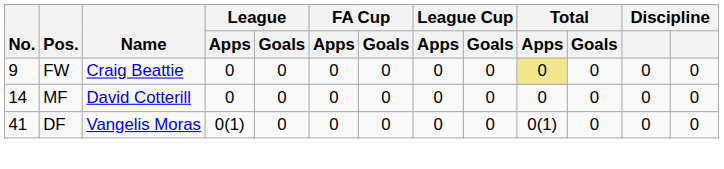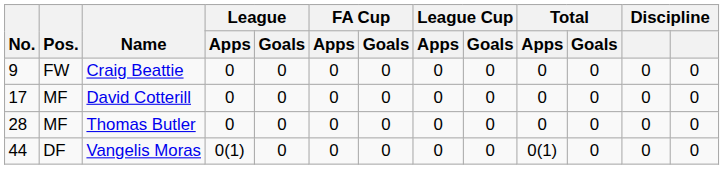(542, 71) khaki background -> (542, 71) no background
(18, 97) 14 -> (18, 97) 17
+ row: (141, 124)
(18, 124) 41 -> (18, 151) 44
